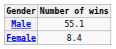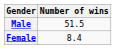(74, 24) 55.1 -> (74, 24) 51.5
